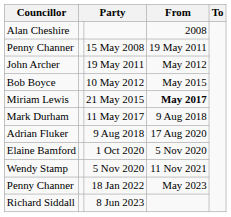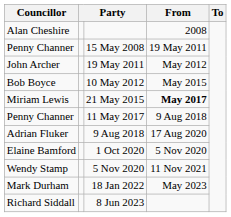(38, 116) Mark Durham -> (40, 116) Penny Channer
(40, 185) Penny Channer -> (38, 185) Mark Durham
